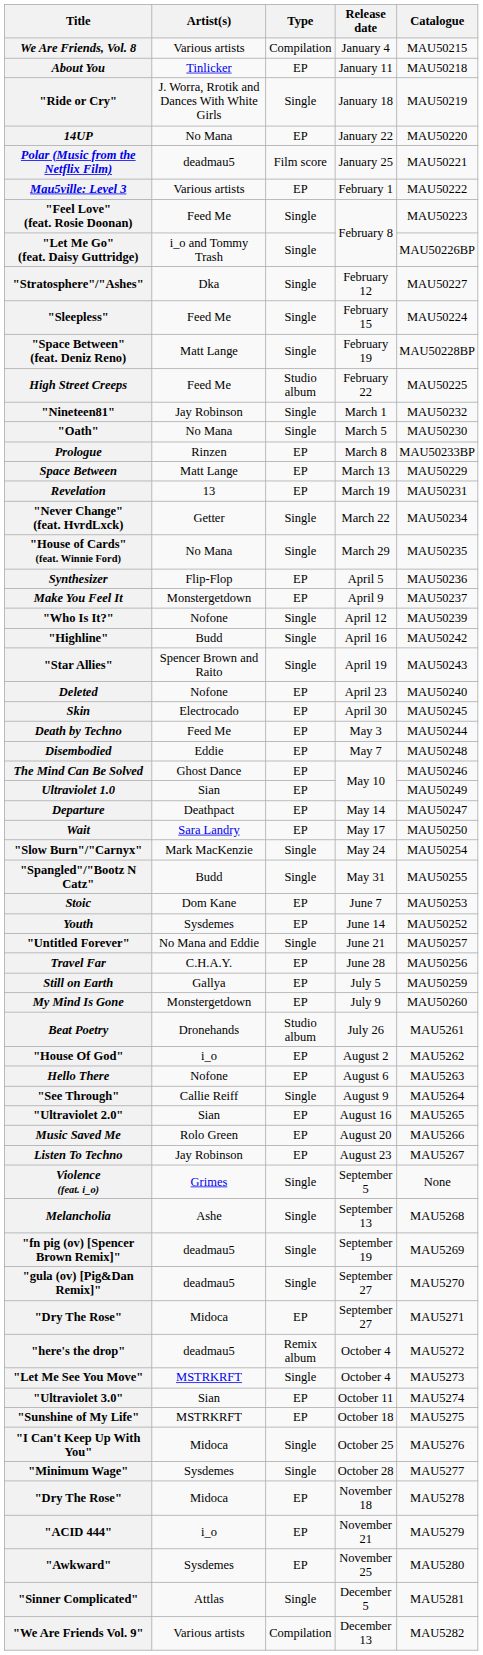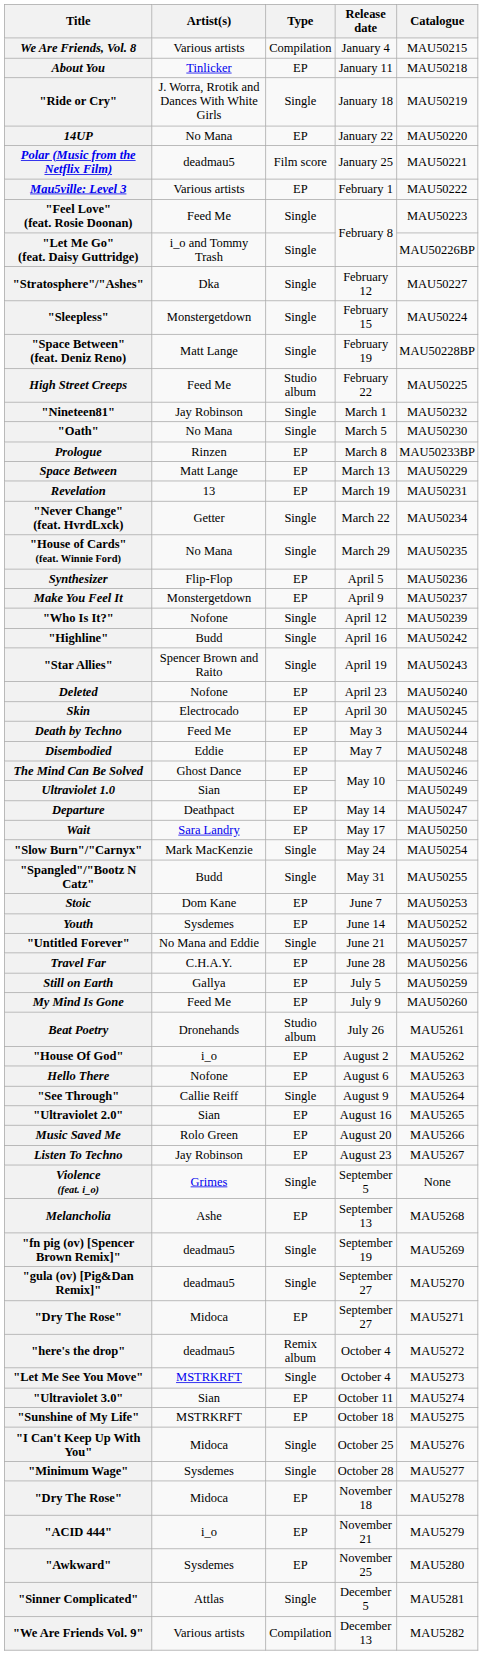(209, 317) Feed Me -> (209, 317) Monstergetdown
(209, 1002) Monstergetdown -> (209, 1002) Feed Me
(300, 1215) Single -> (300, 1215) EP
